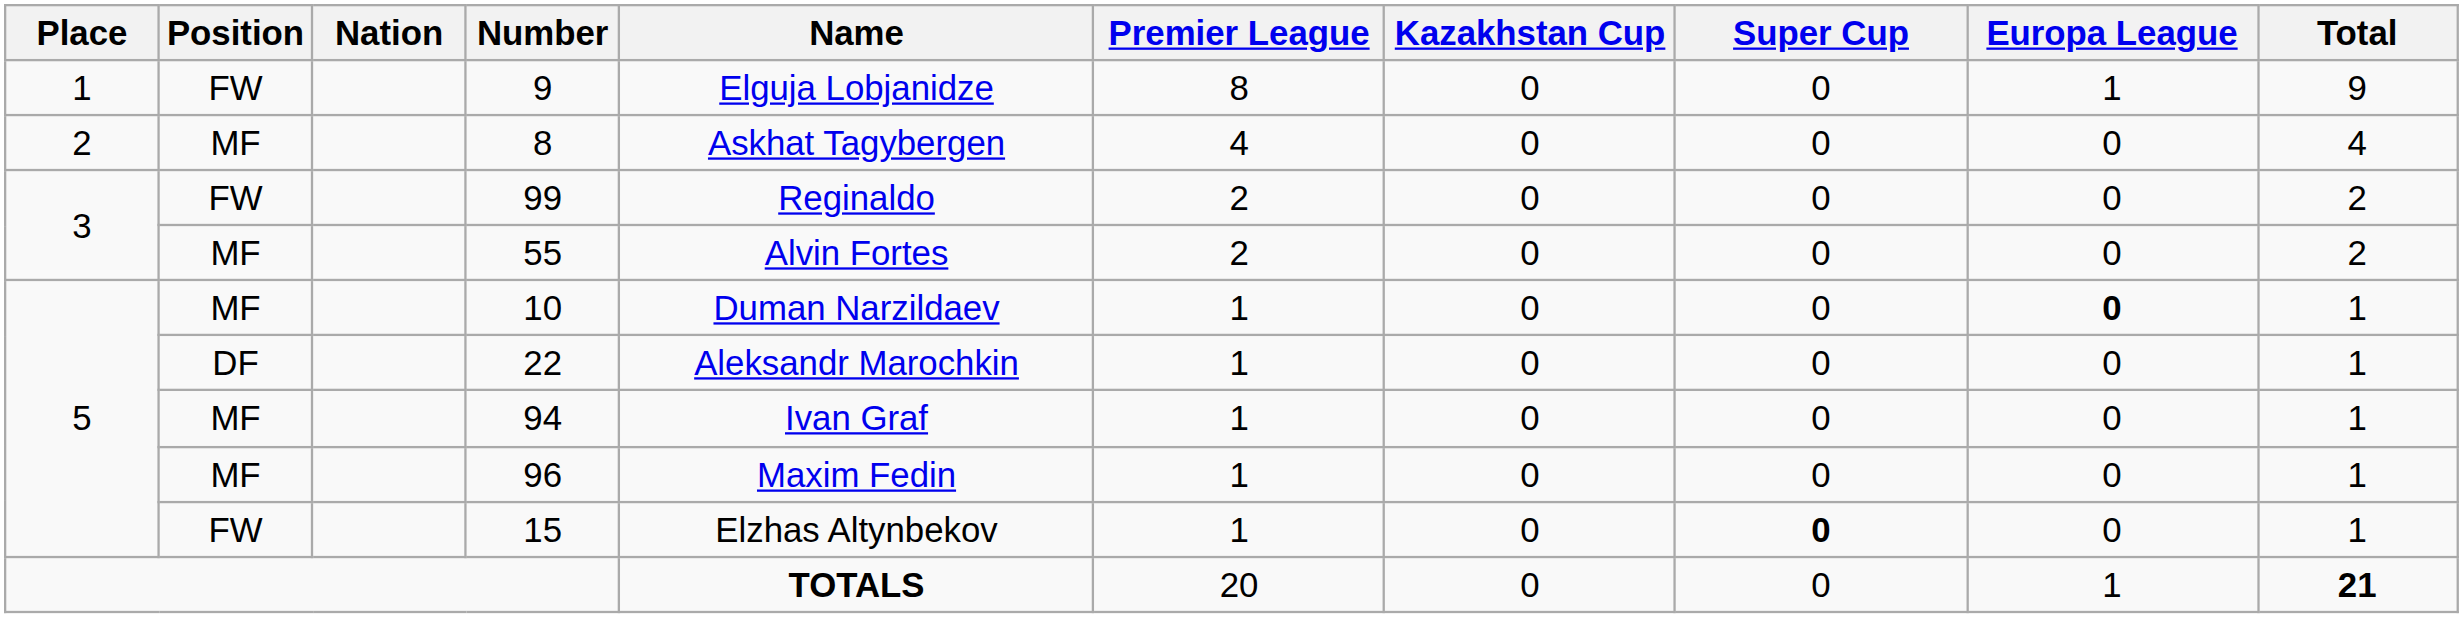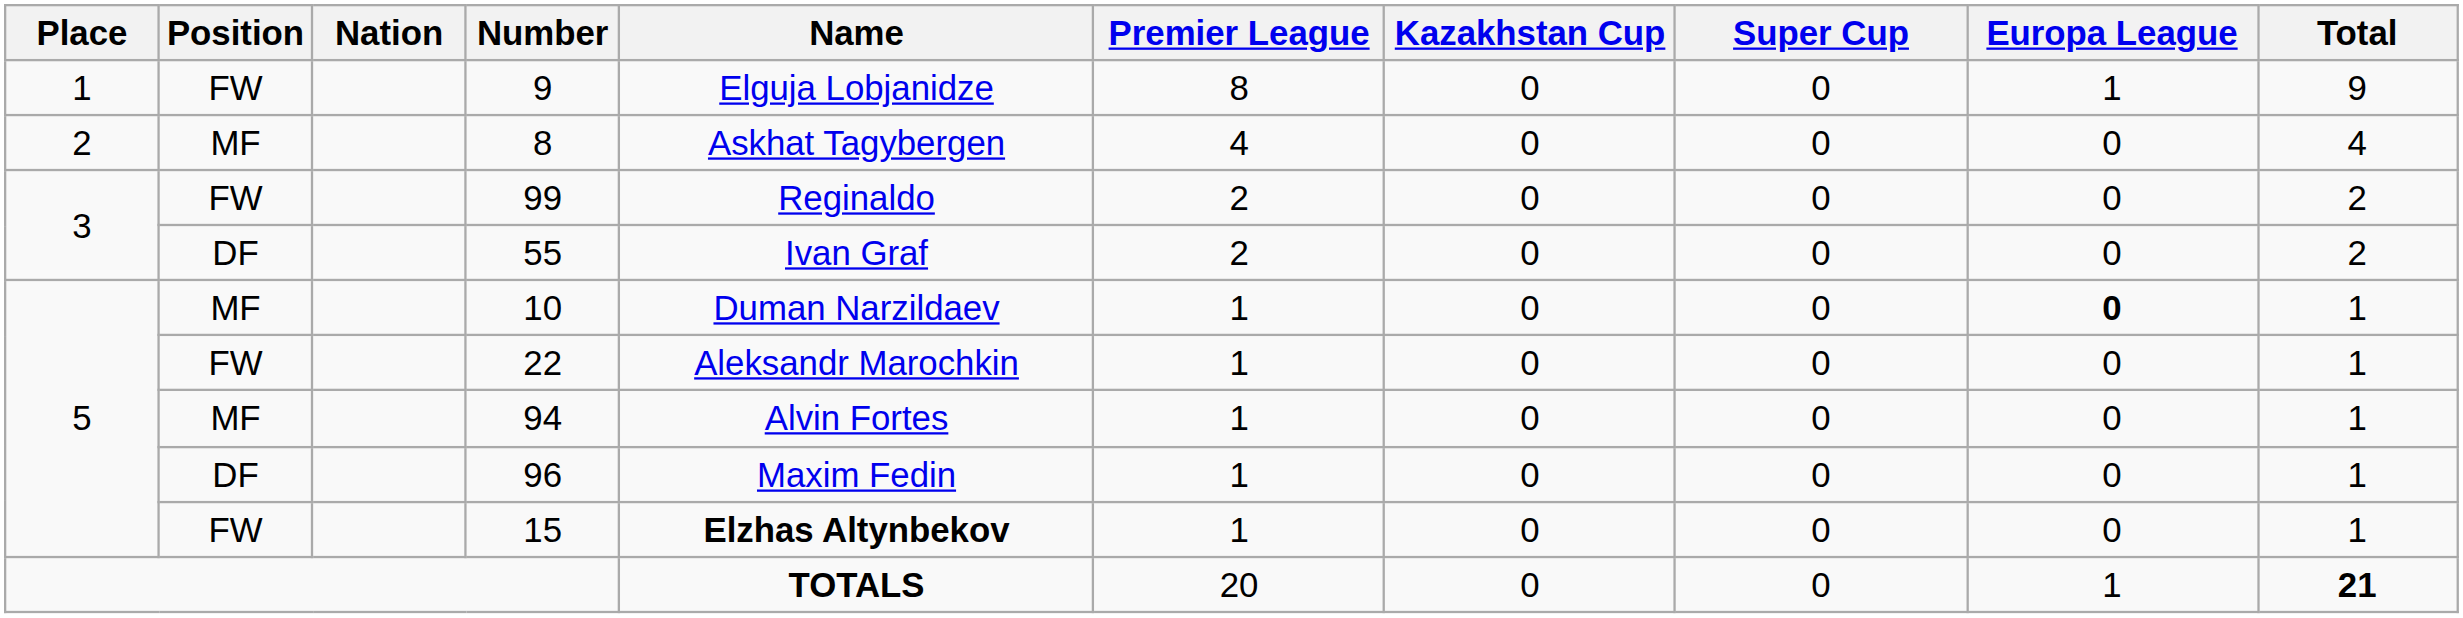(236, 253) MF -> (236, 253) DF
(857, 253) Alvin Fortes -> (857, 253) Ivan Graf
(236, 364) DF -> (236, 364) FW
(857, 419) Ivan Graf -> (857, 419) Alvin Fortes
(236, 474) MF -> (236, 474) DF
(857, 529) normal -> (857, 529) bold
(1821, 529) bold -> (1821, 529) normal
